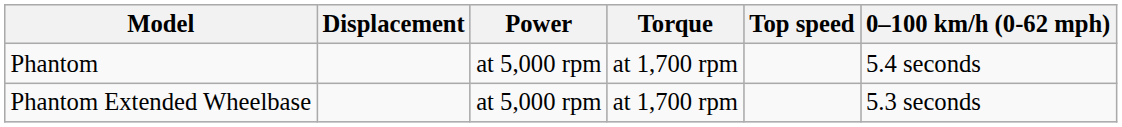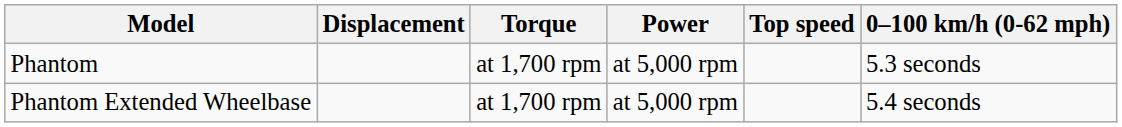columns swapped: (539, 24) <-> (675, 24)
(923, 63) 5.4 seconds -> (923, 63) 5.3 seconds
(923, 102) 5.3 seconds -> (923, 102) 5.4 seconds
